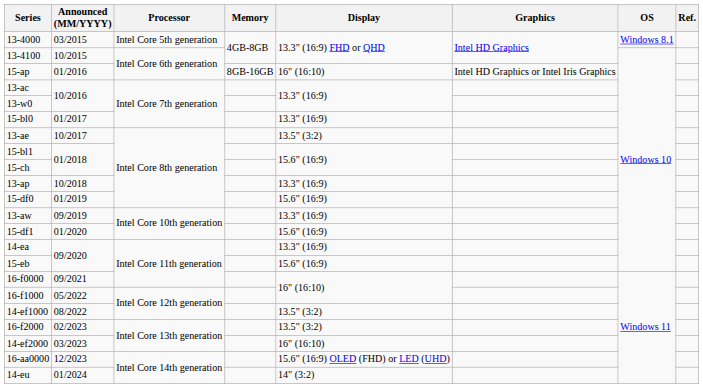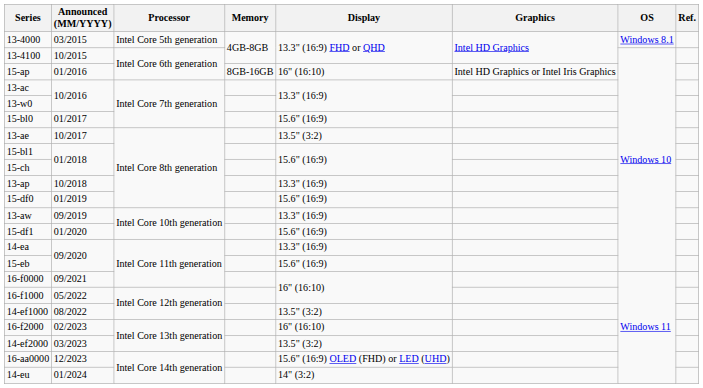(302, 119) 13.3" (16:9) -> (302, 119) 15.6" (16:9)
(300, 327) 13.5" (3:2) -> (301, 327) 16" (16:10)
(301, 343) 16" (16:10) -> (300, 343) 13.5" (3:2)
